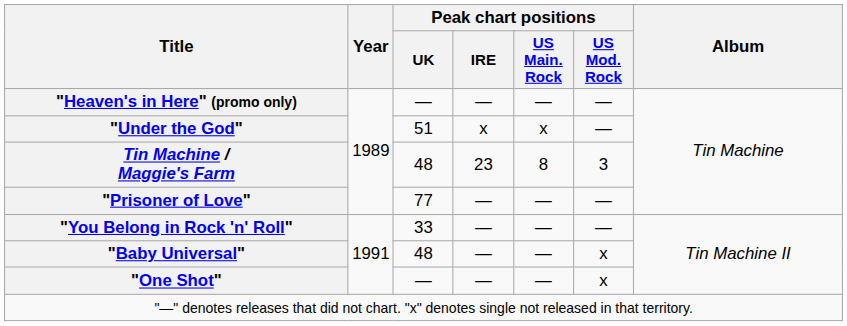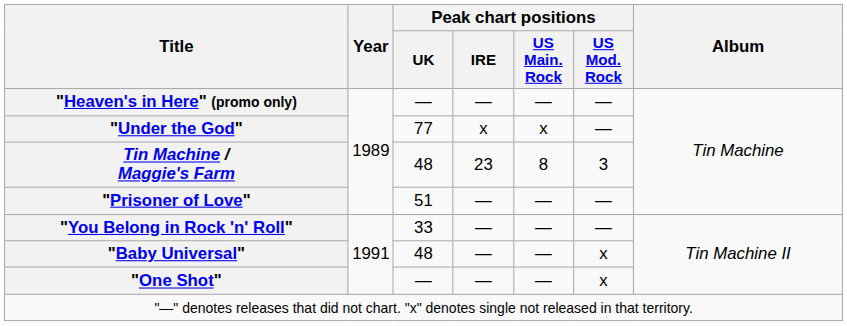(423, 128) 51 -> (423, 128) 77
(423, 200) 77 -> (423, 200) 51
